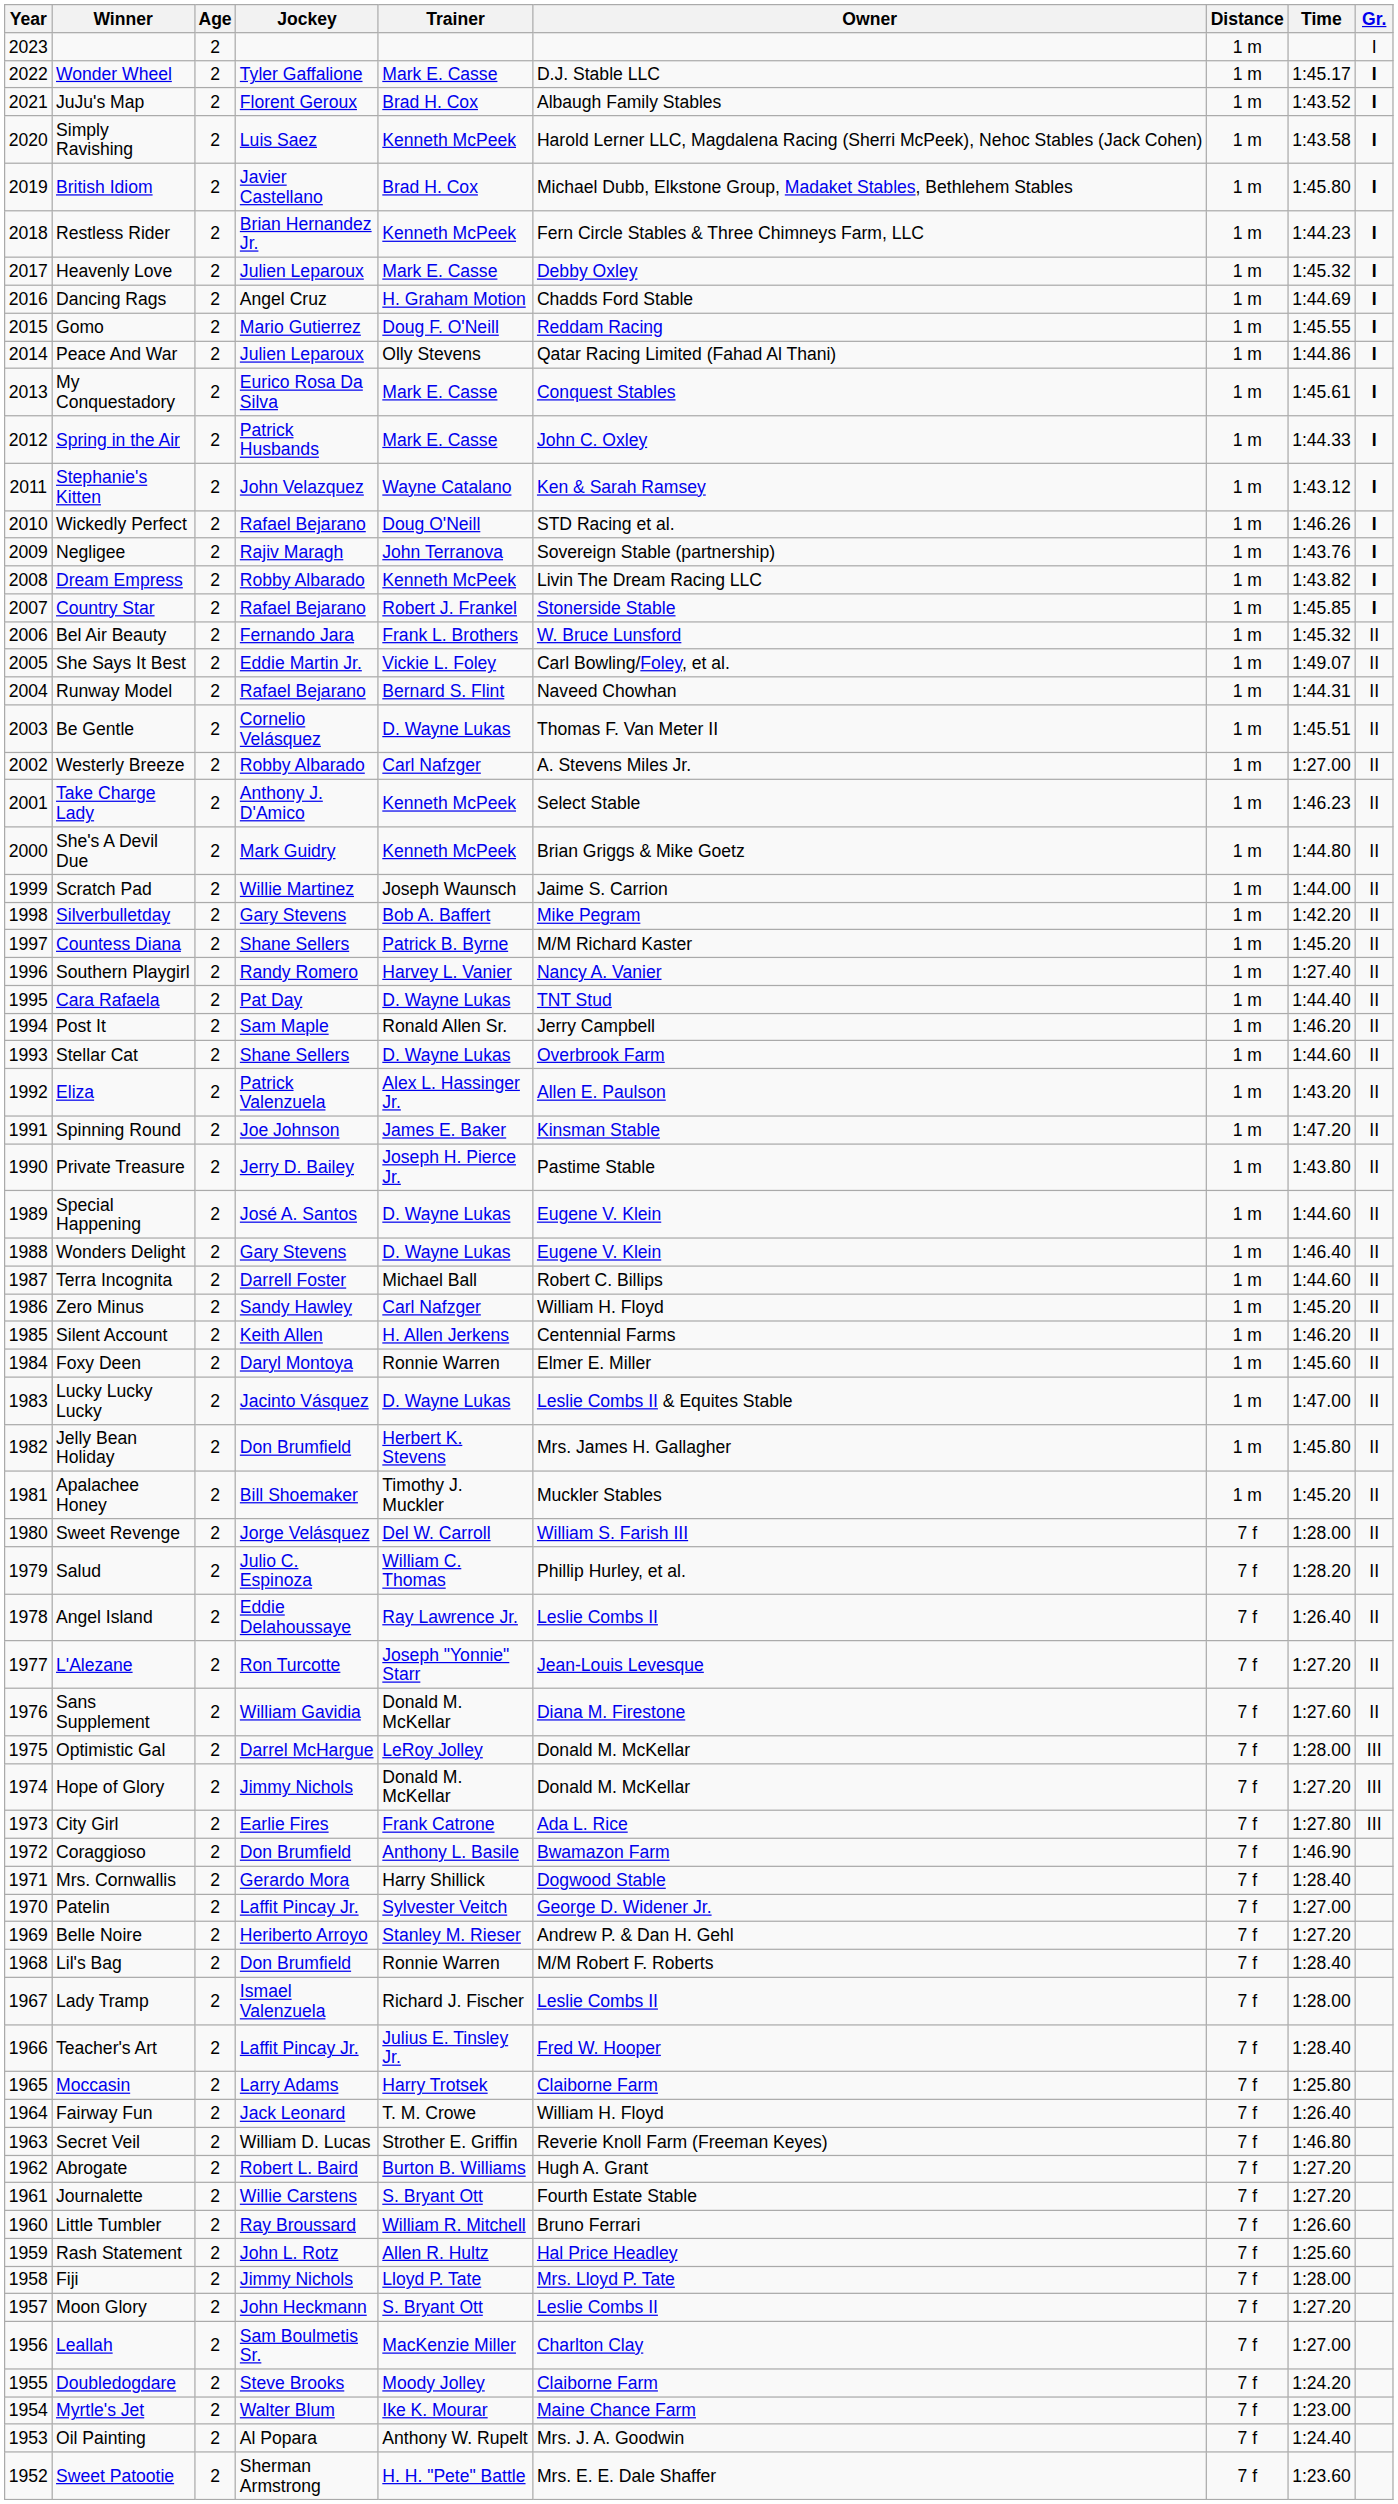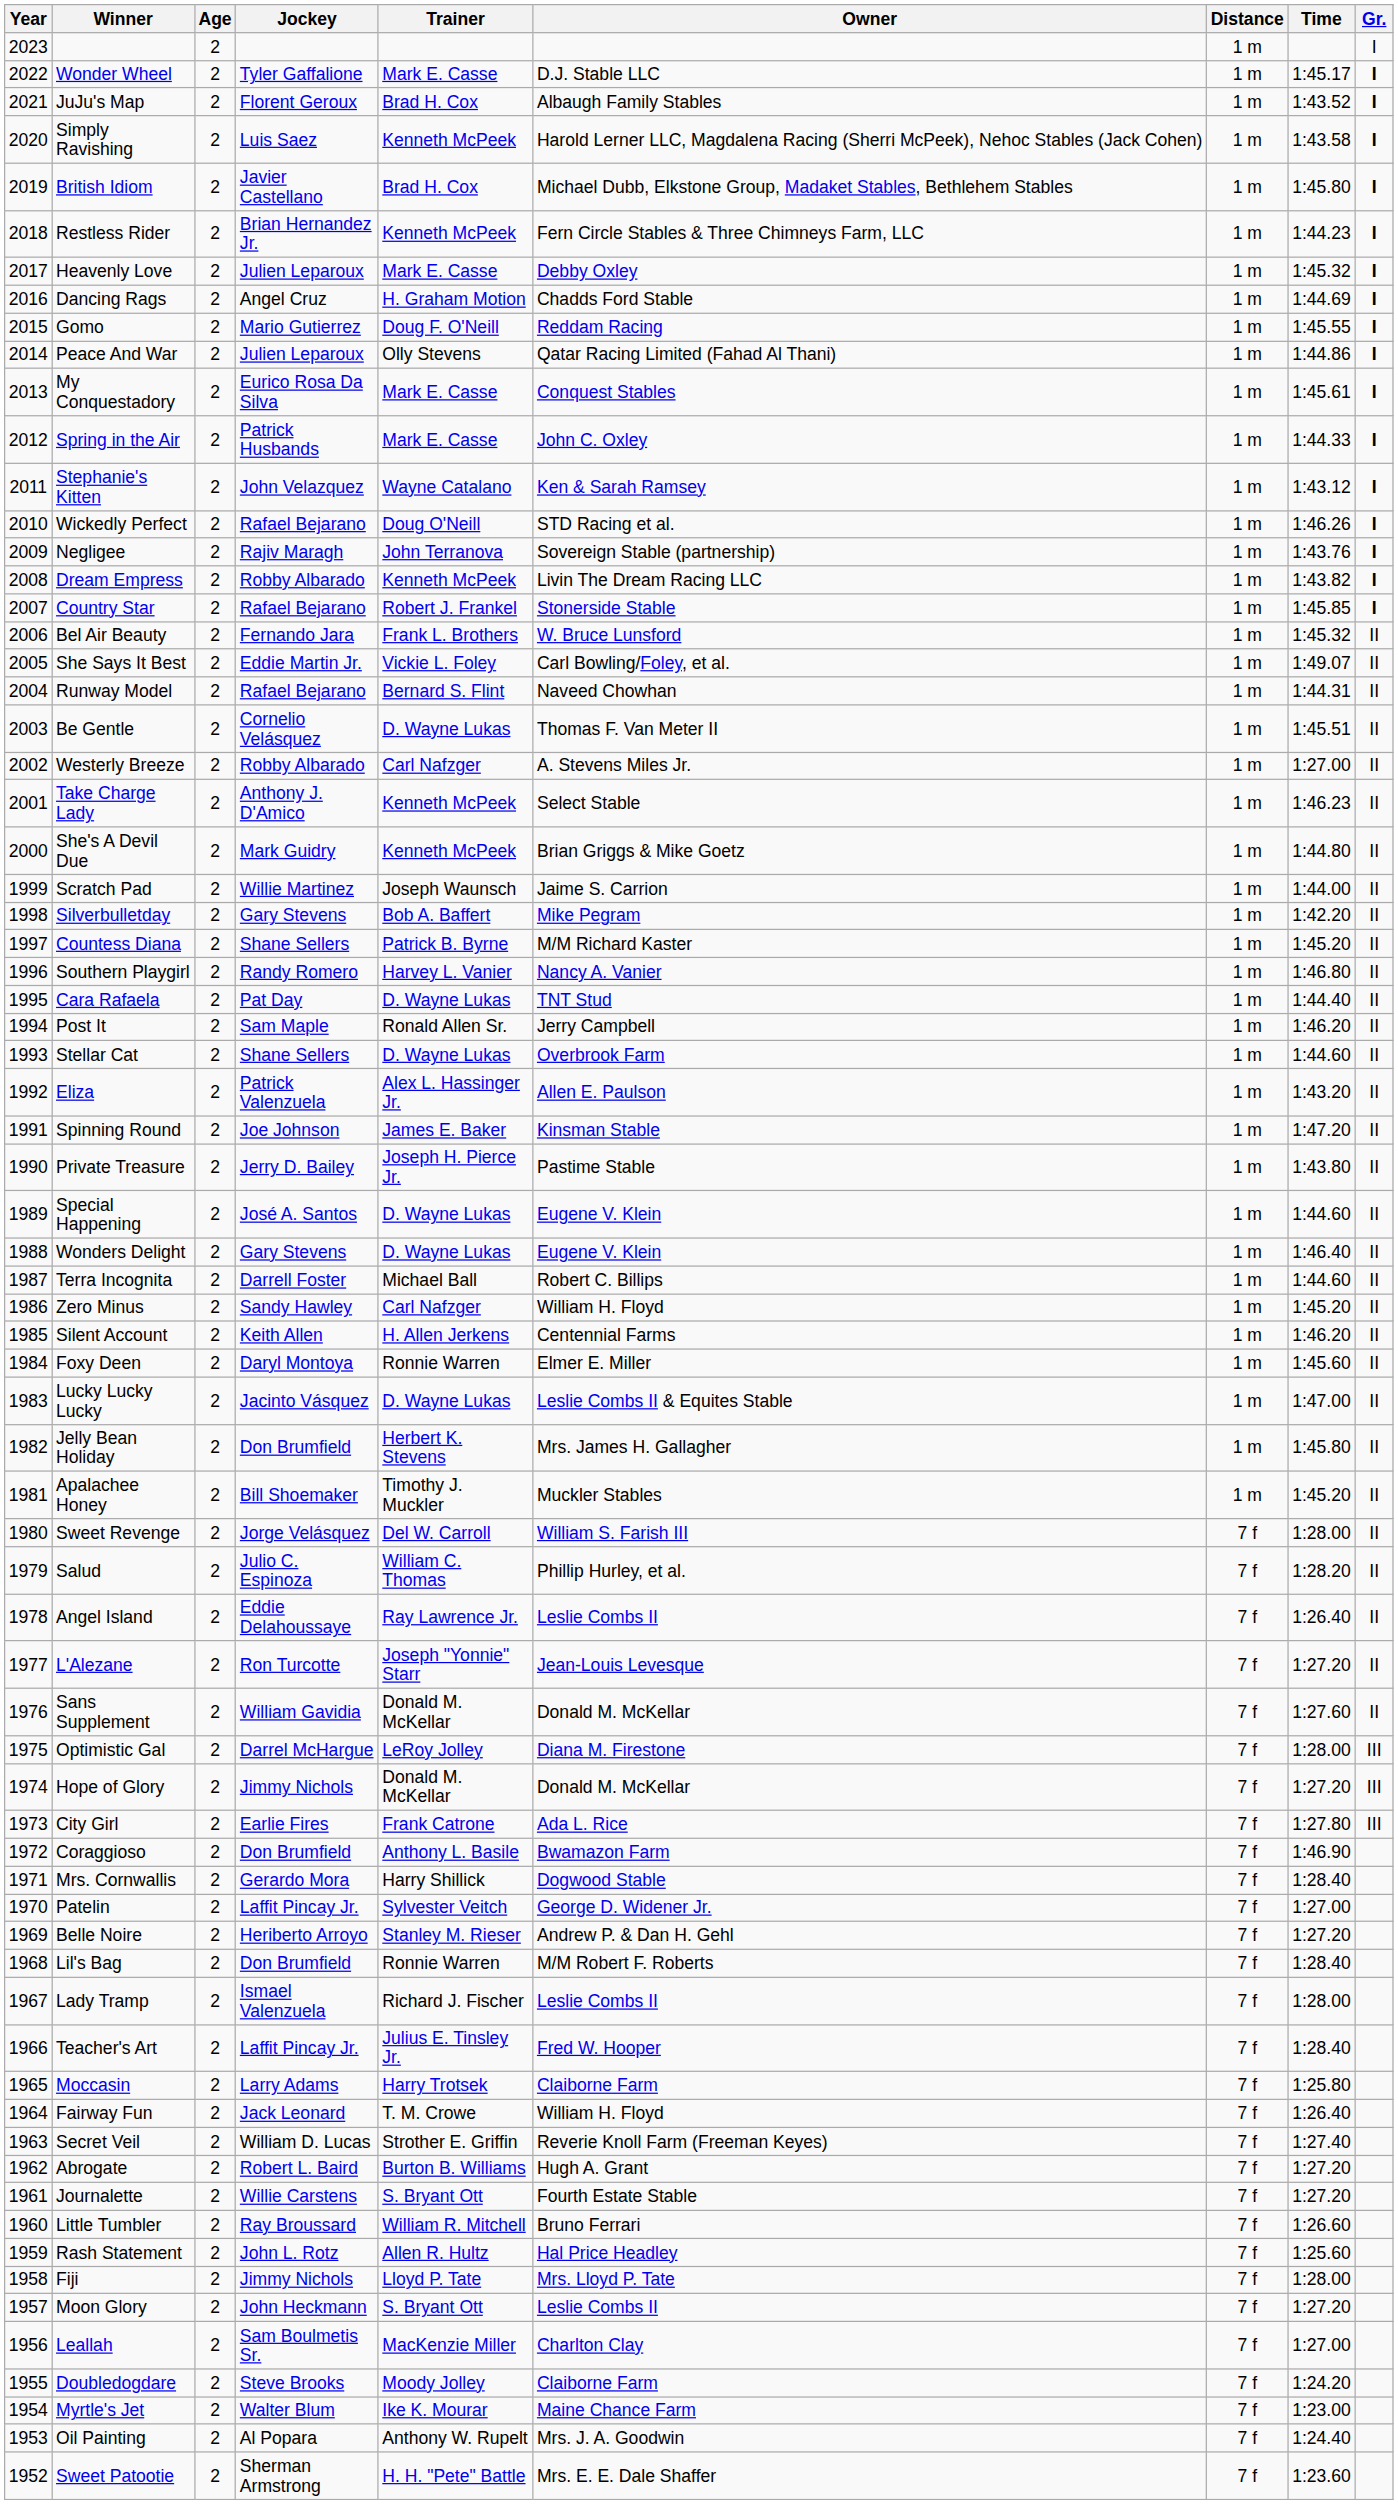(1321, 972) 1:27.40 -> (1321, 972) 1:46.80
(611, 1712) Diana M. Firestone -> (614, 1712) Donald M. McKellar
(614, 1750) Donald M. McKellar -> (611, 1750) Diana M. Firestone
(1321, 2141) 1:46.80 -> (1321, 2141) 1:27.40
